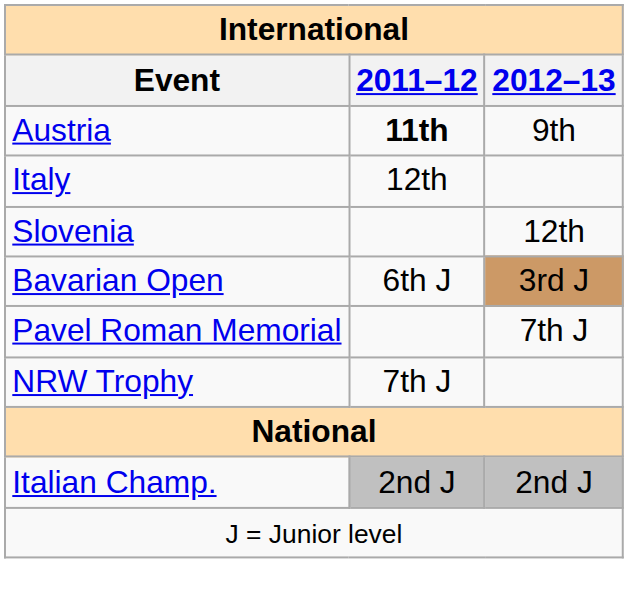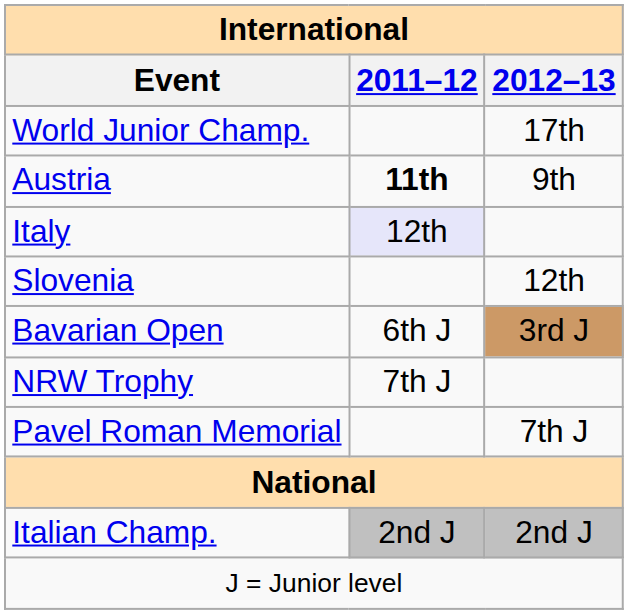+ row: (161, 130)
(417, 180) no background -> (417, 230) lavender background
rows swapped: (103, 381) <-> (177, 331)
